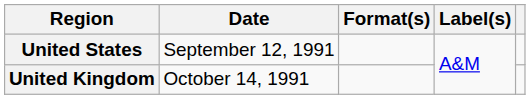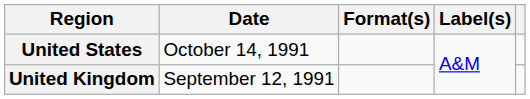(249, 49) September 12, 1991 -> (236, 49) October 14, 1991
(236, 79) October 14, 1991 -> (249, 79) September 12, 1991
